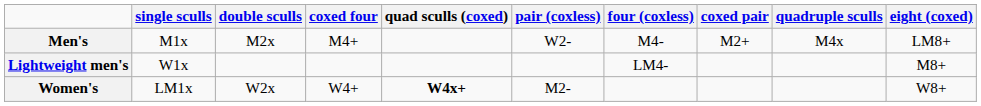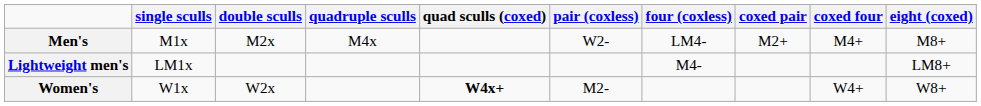columns swapped: (829, 16) <-> (343, 16)
(651, 40) M4- -> (689, 40) LM4-
(931, 40) LM8+ -> (931, 40) M8+
(174, 64) W1x -> (174, 64) LM1x
(651, 64) LM4- -> (689, 64) M4-
(931, 64) M8+ -> (931, 64) LM8+
(174, 88) LM1x -> (174, 88) W1x
